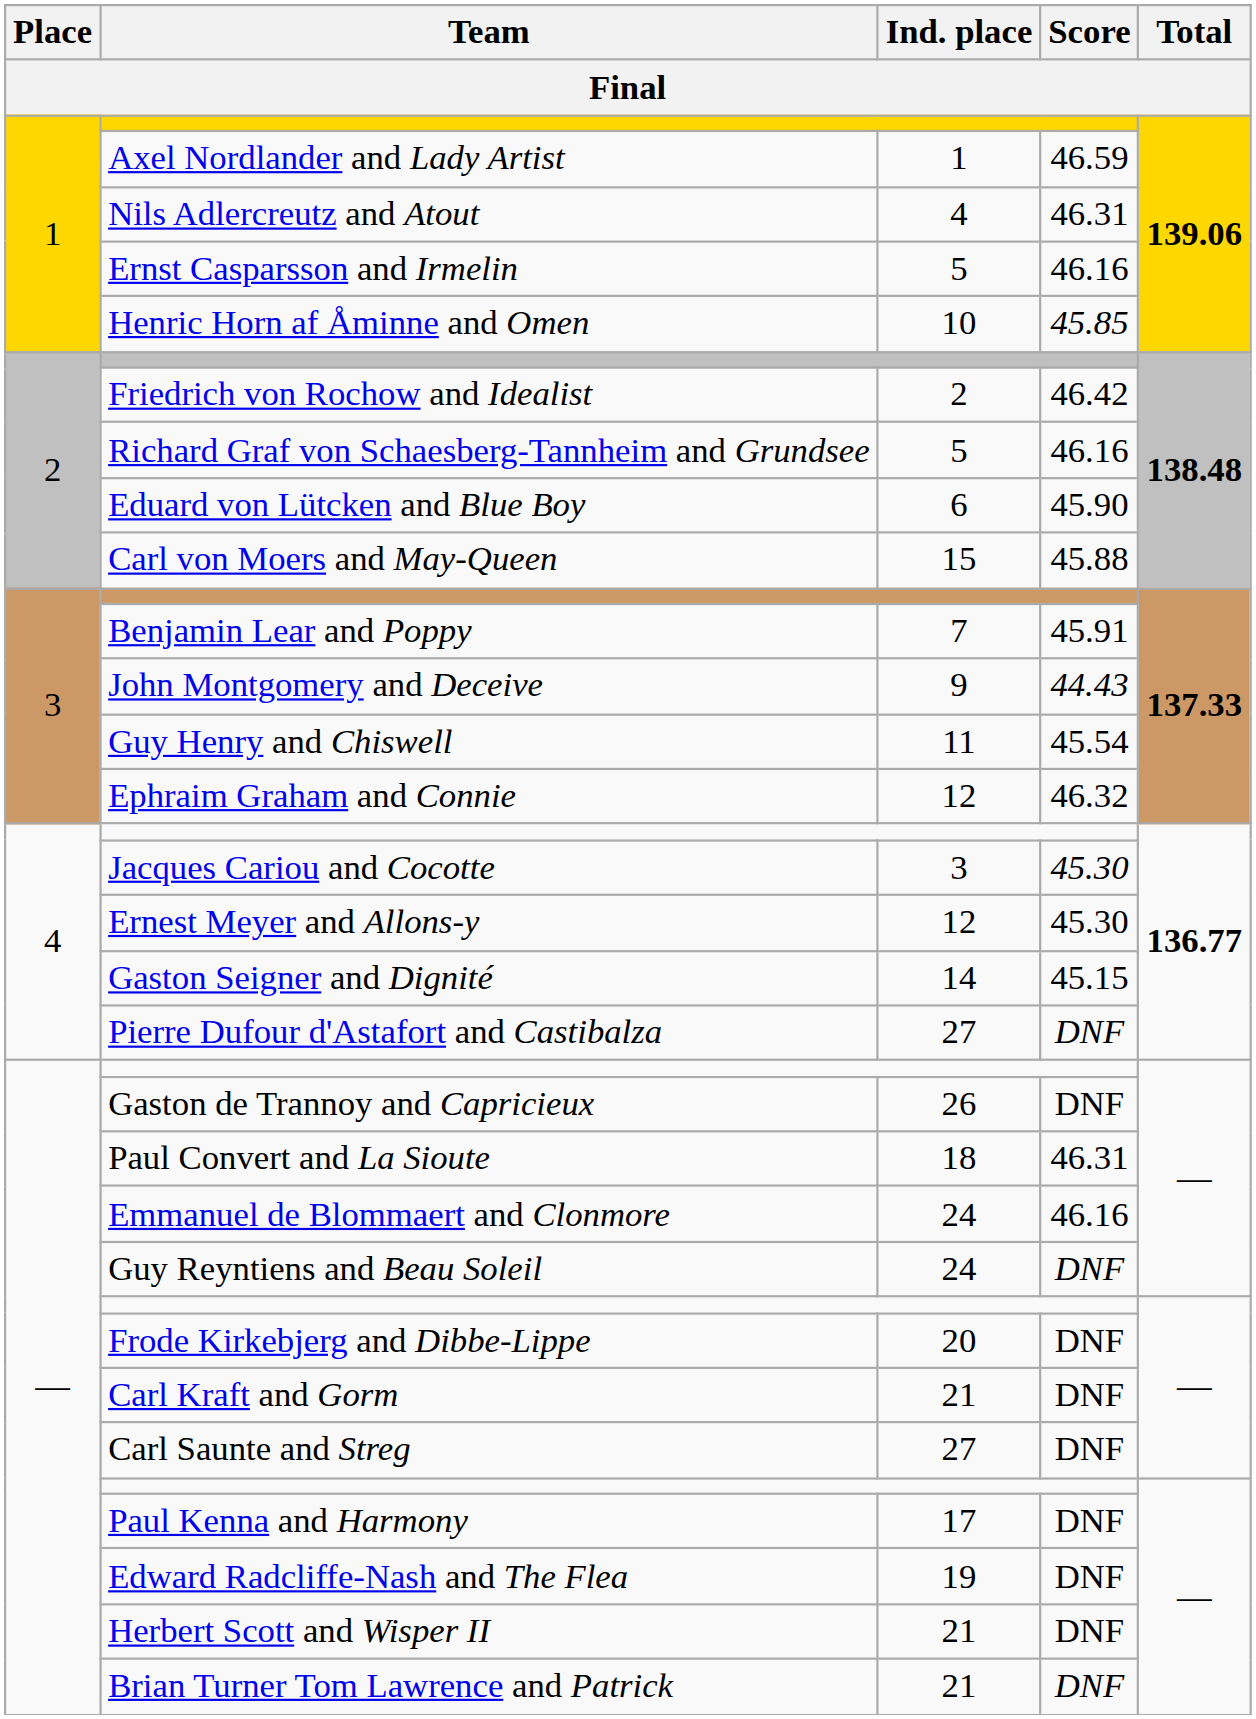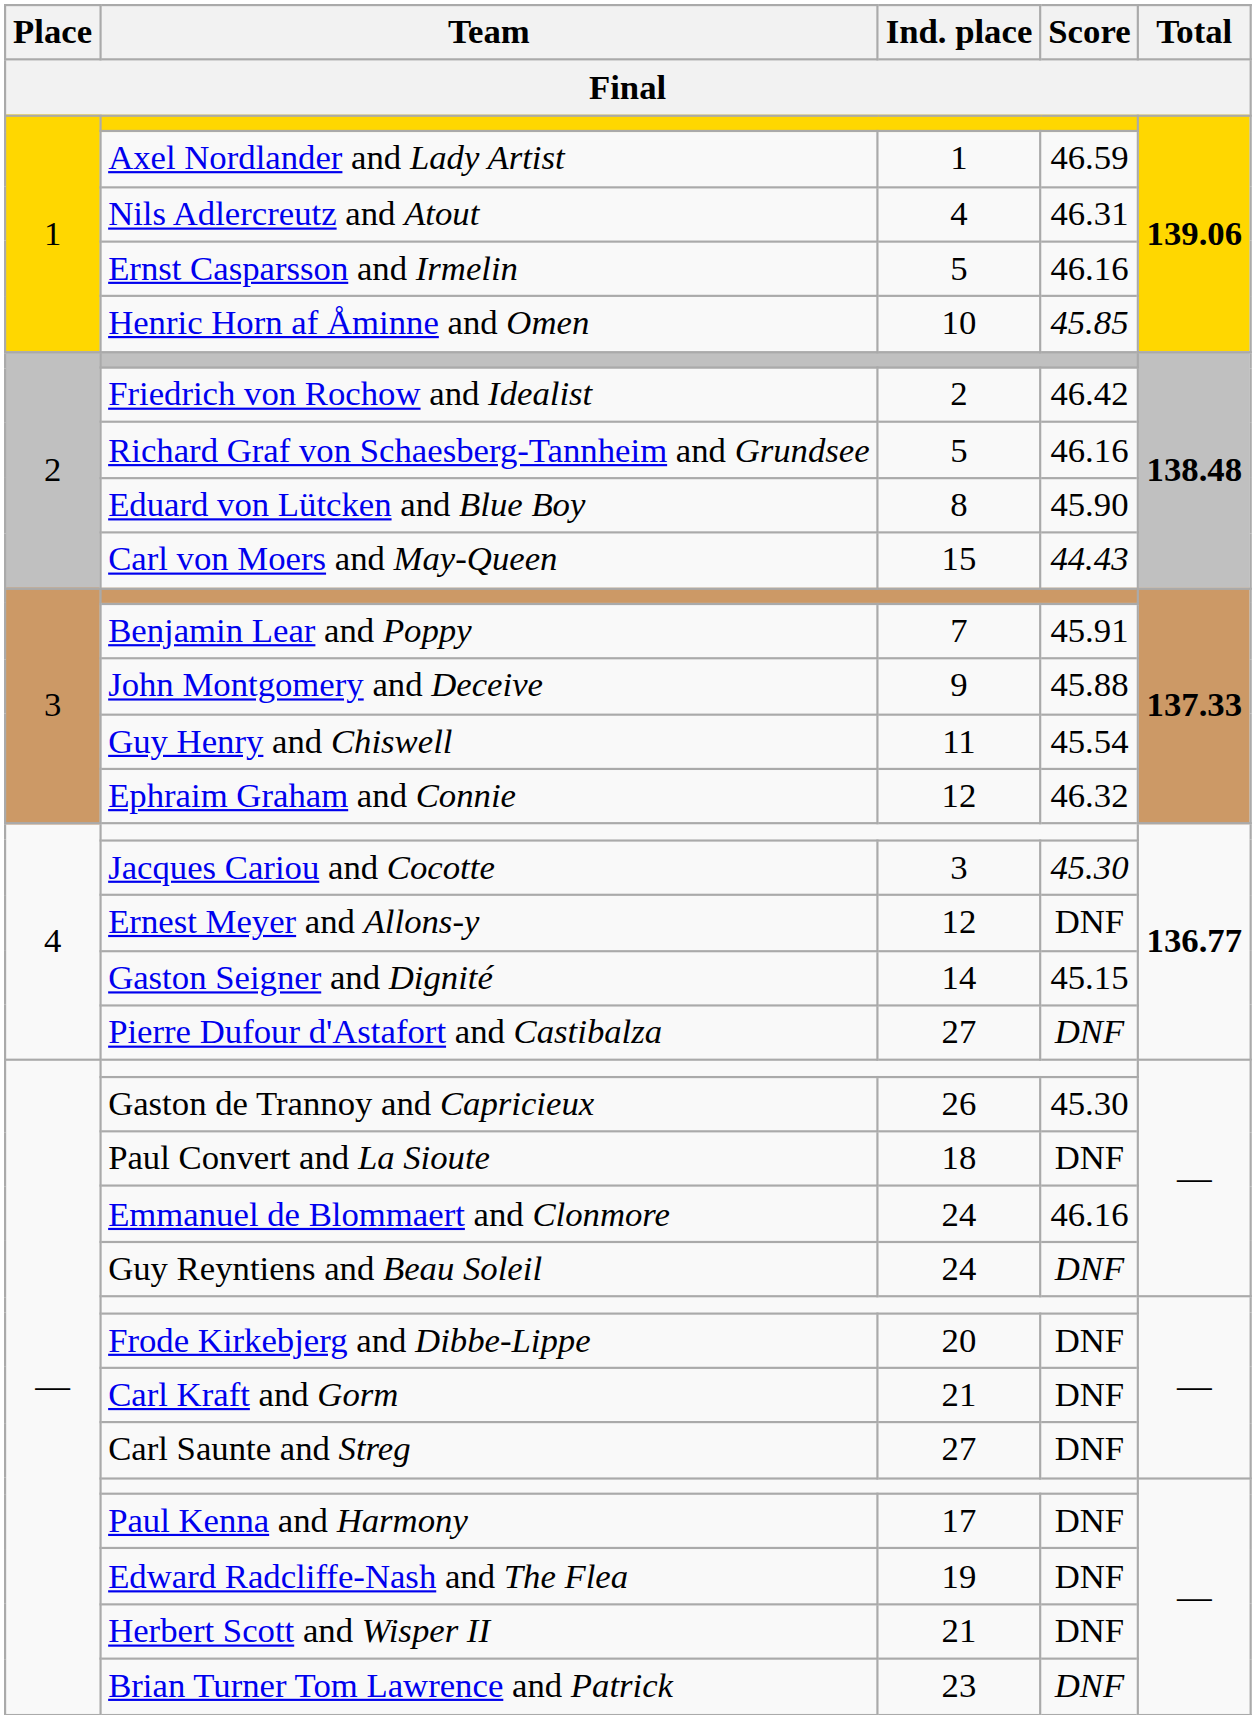(959, 504) 6 -> (959, 504) 8
(1089, 559) 45.88 -> (1089, 559) 44.43
(1089, 685) 44.43 -> (1089, 685) 45.88
(1089, 922) 45.30 -> (1089, 922) DNF
(1089, 1103) DNF -> (1089, 1103) 45.30
(1089, 1158) 46.31 -> (1089, 1158) DNF
(959, 1685) 21 -> (959, 1685) 23
